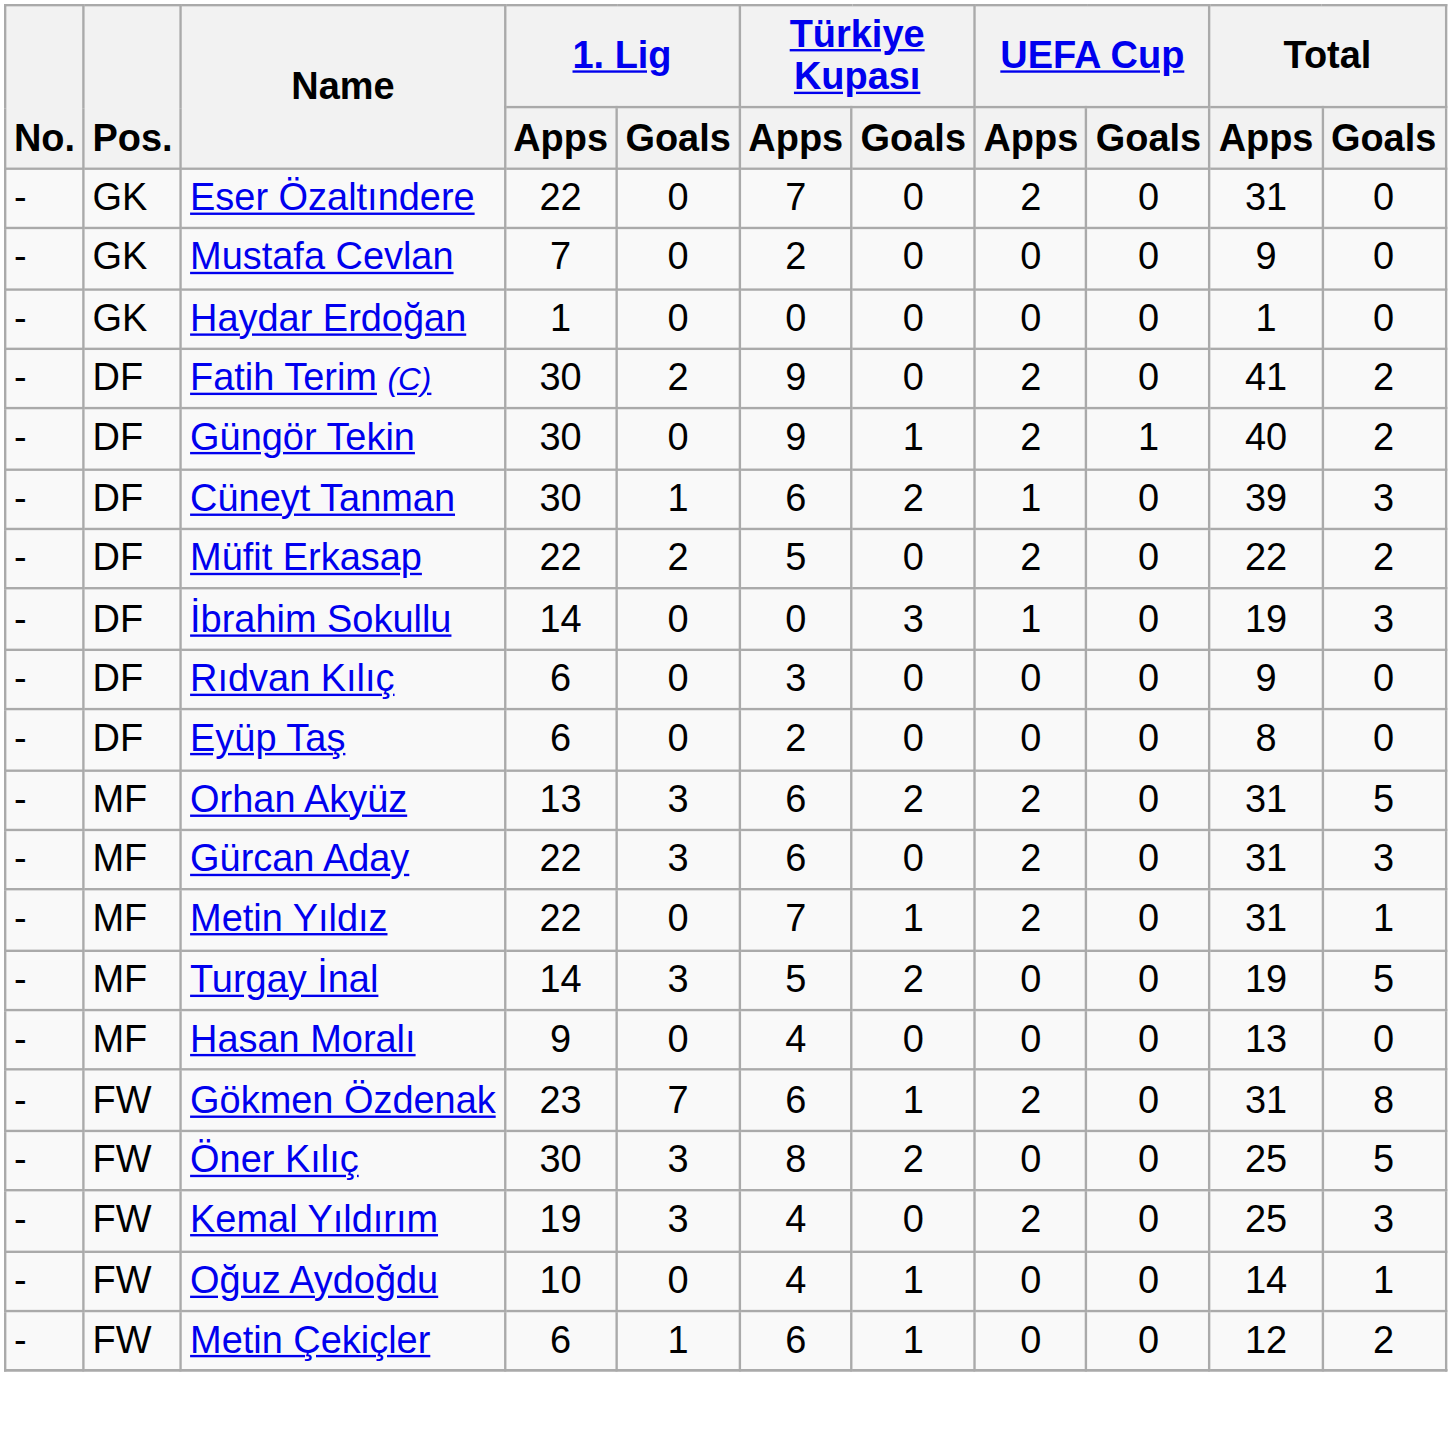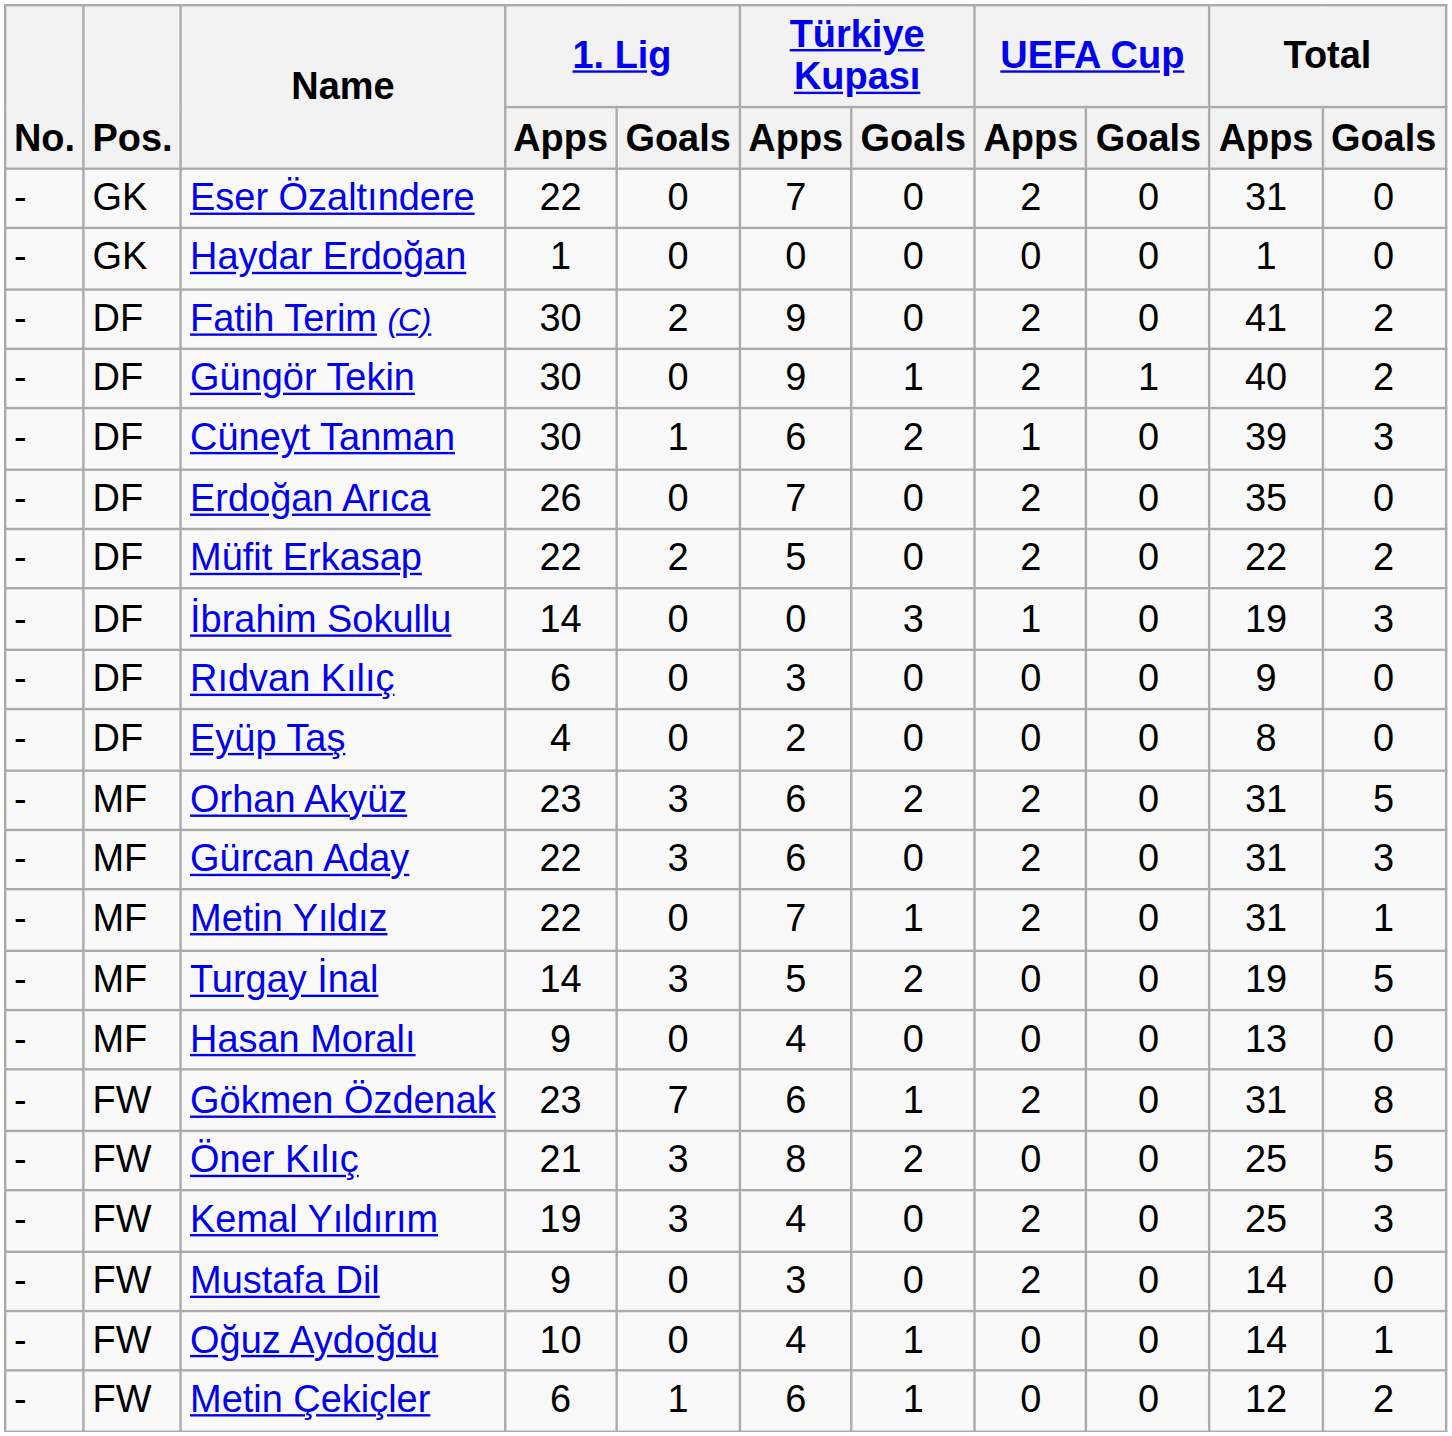- row: (322, 257)
+ row: (310, 498)
(561, 738) 6 -> (561, 738) 4
(561, 798) 13 -> (561, 798) 23
(561, 1159) 30 -> (561, 1159) 21
+ row: (285, 1280)
